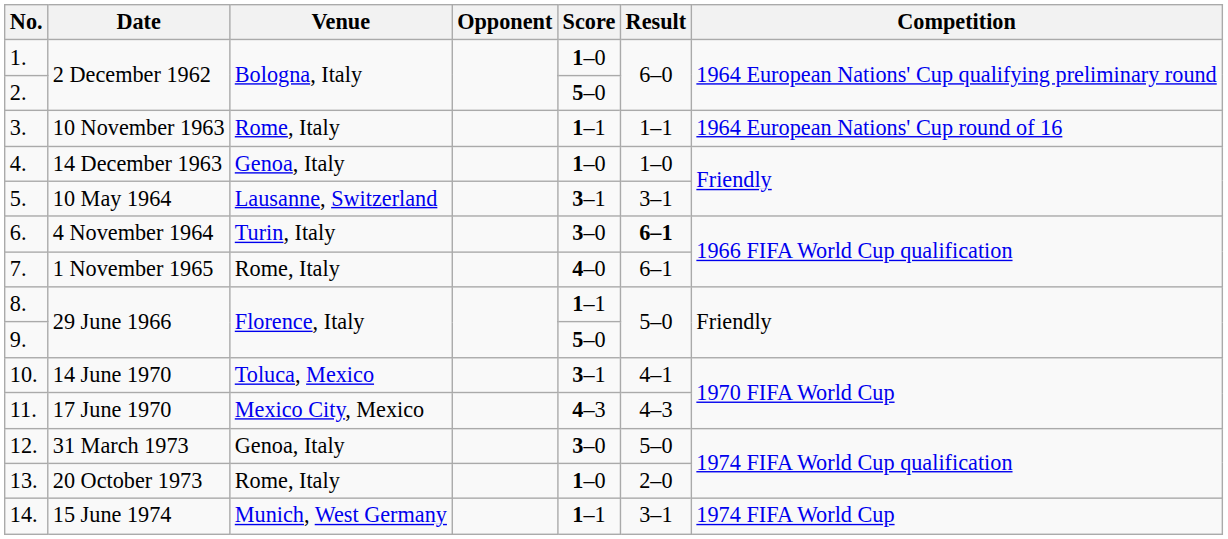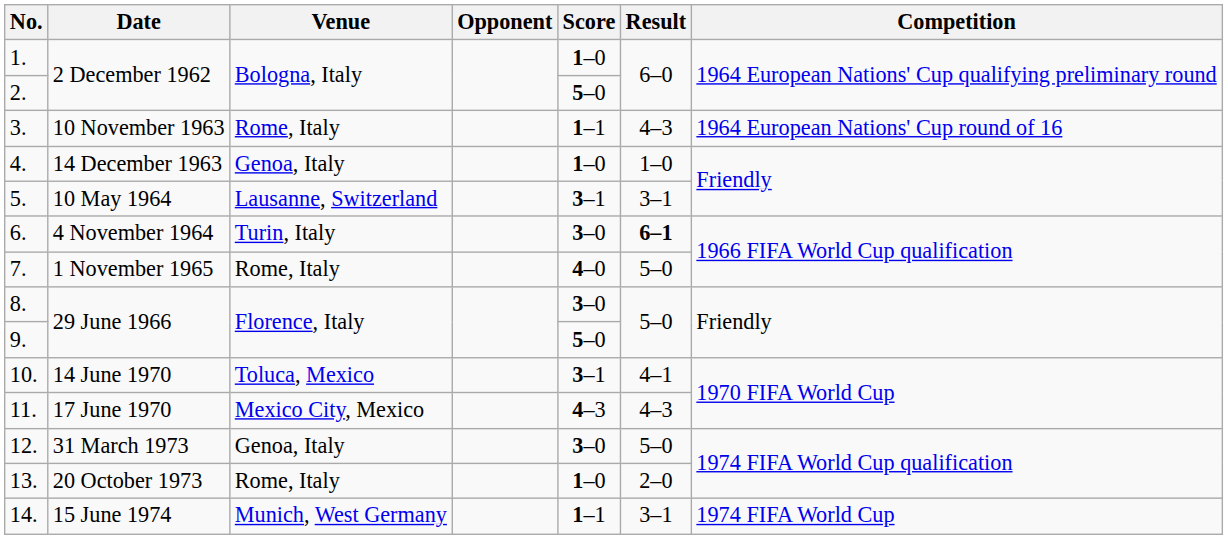(656, 127) 1–1 -> (656, 127) 4–3
(656, 269) 6–1 -> (656, 269) 5–0
(589, 304) 1–1 -> (589, 304) 3–0
